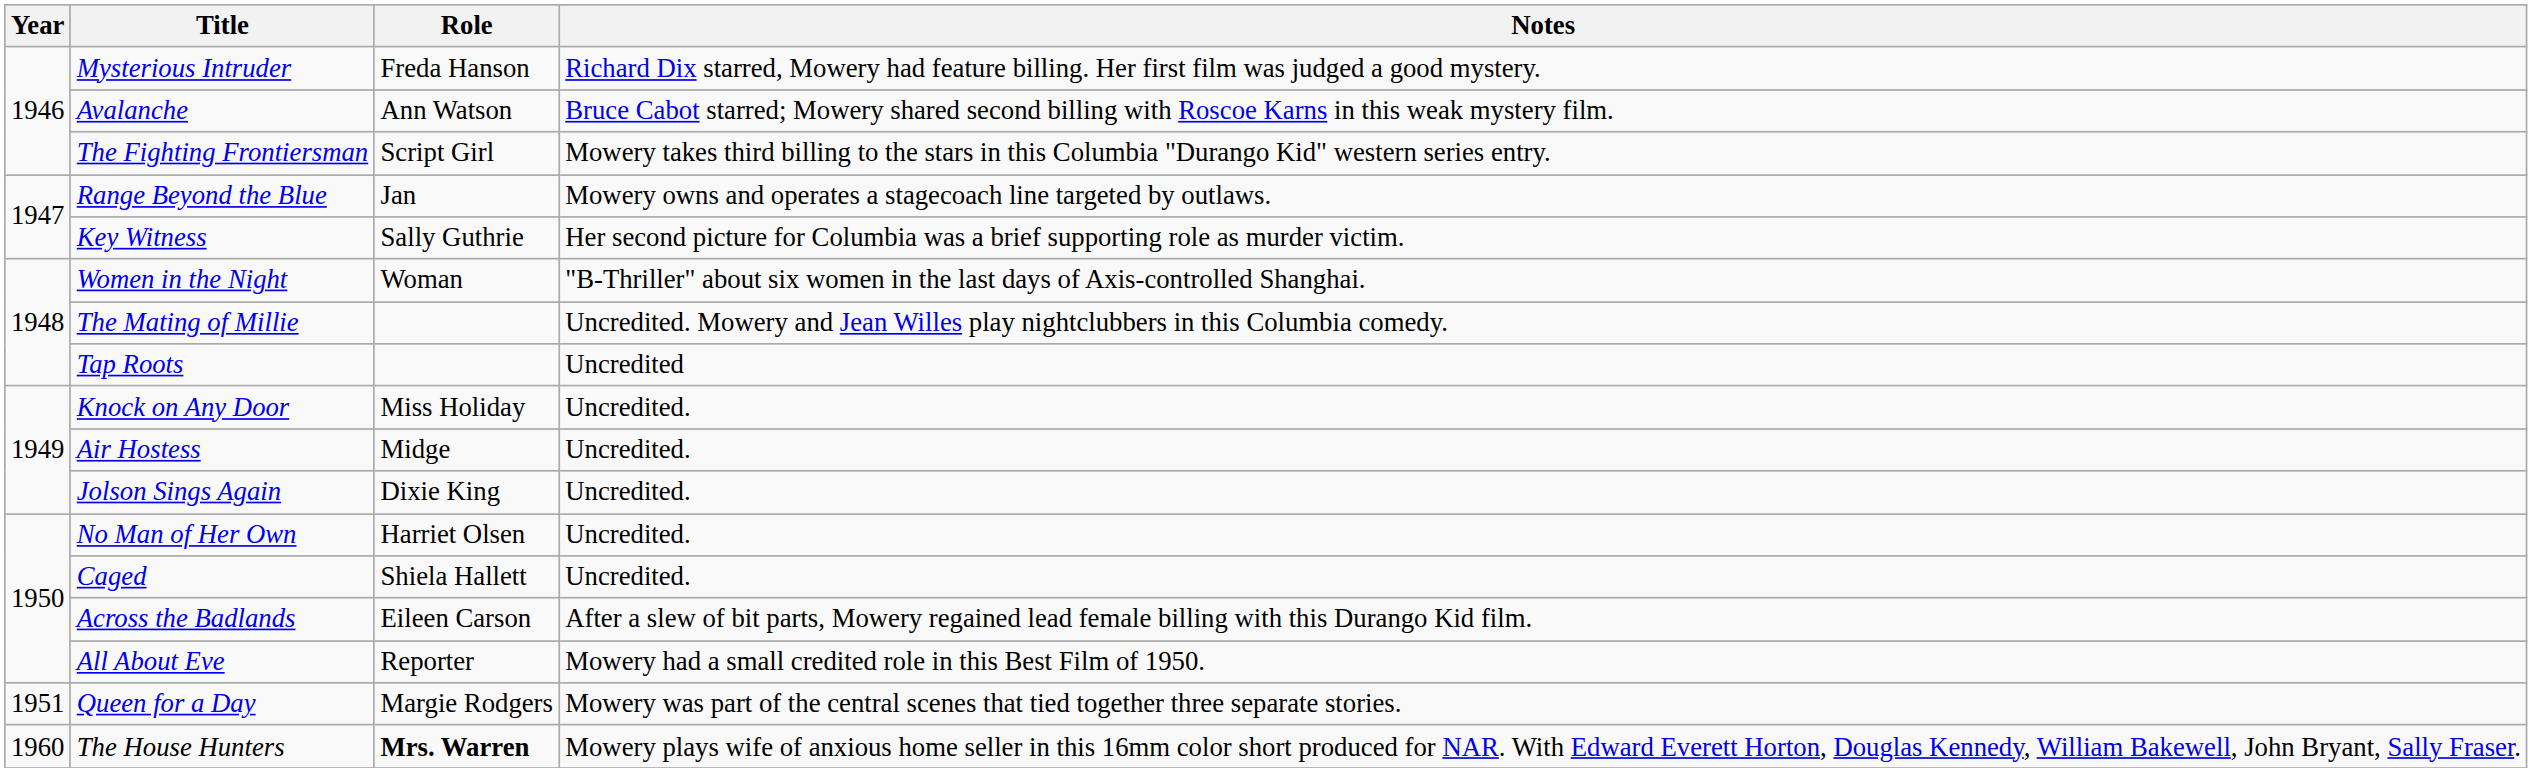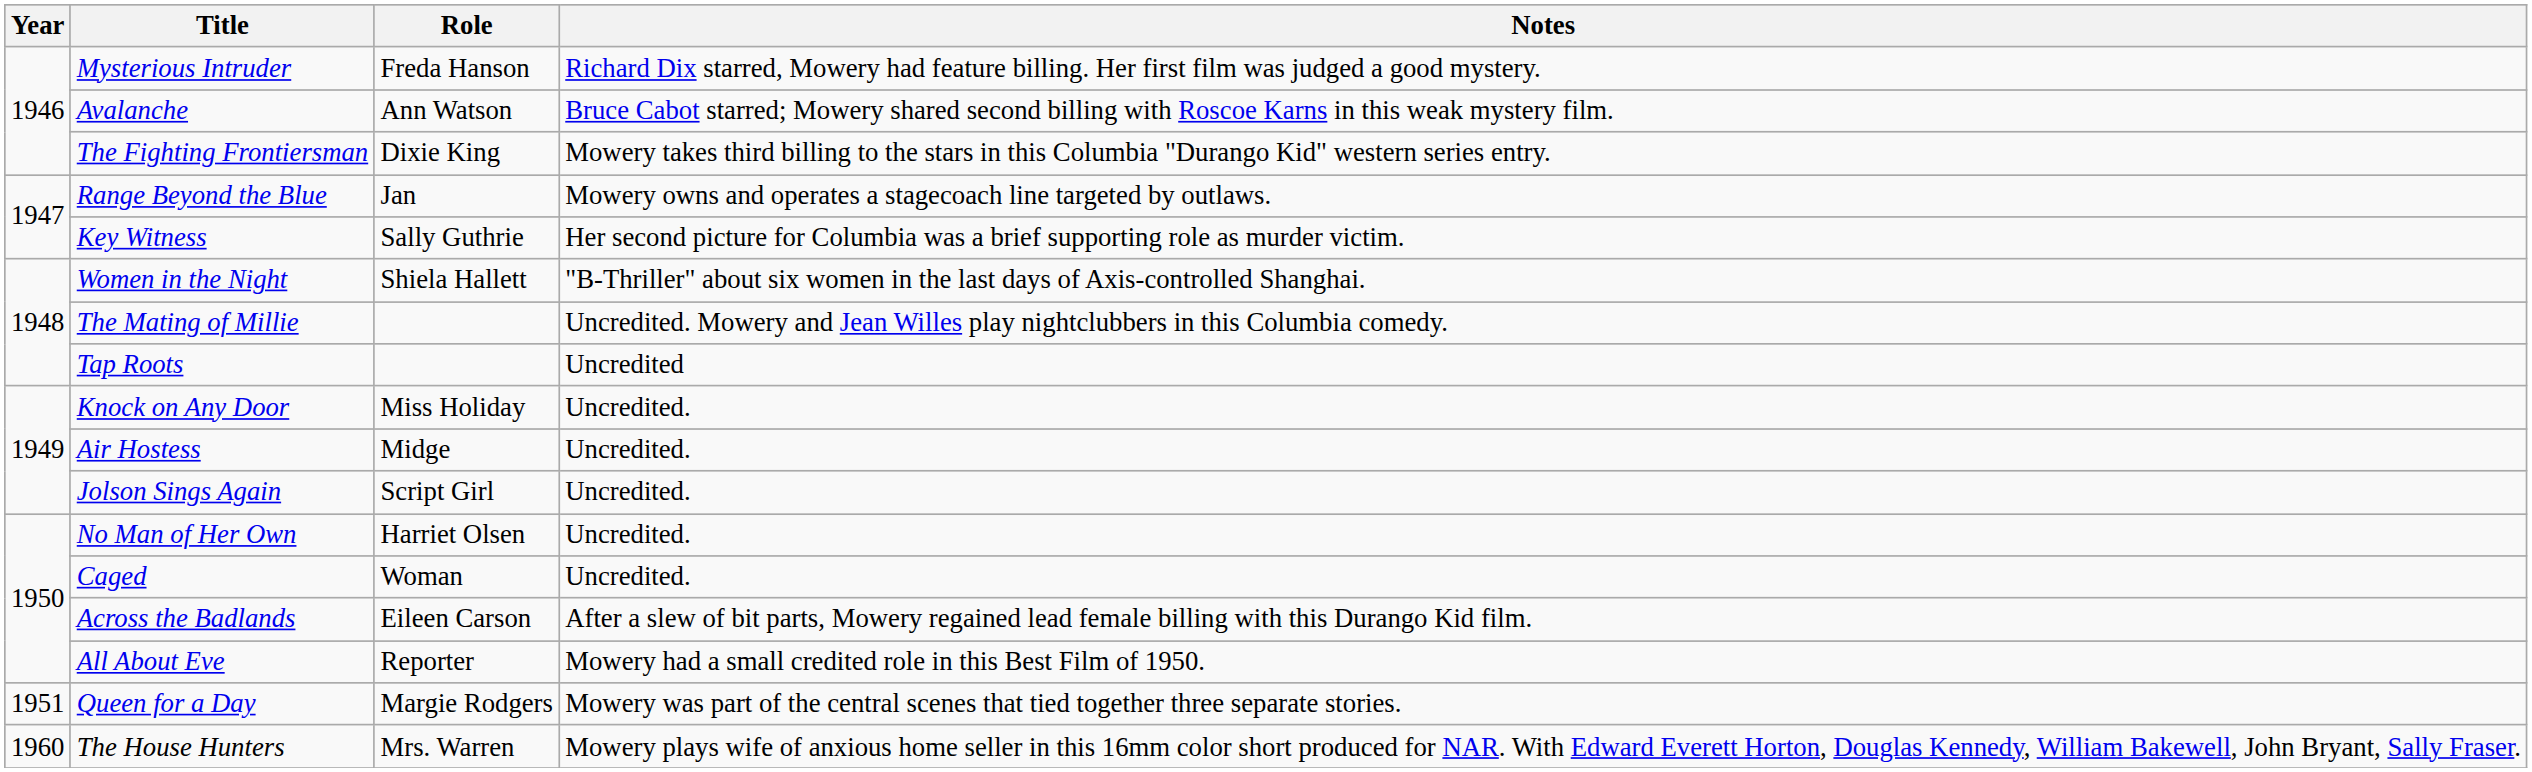(437, 152) Script Girl -> (440, 152) Dixie King
(422, 279) Woman -> (454, 279) Shiela Hallett
(440, 491) Dixie King -> (437, 491) Script Girl
(454, 576) Shiela Hallett -> (422, 576) Woman
(455, 746) bold -> (447, 746) normal
